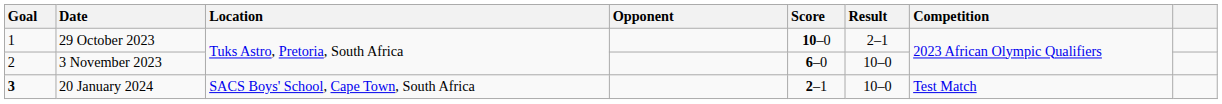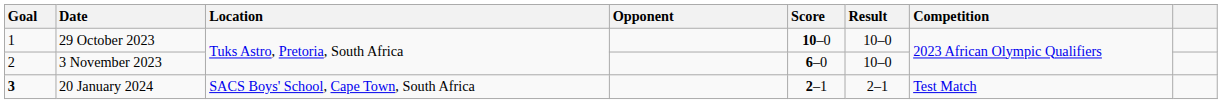(877, 40) 2–1 -> (877, 40) 10–0
(877, 87) 10–0 -> (877, 87) 2–1
